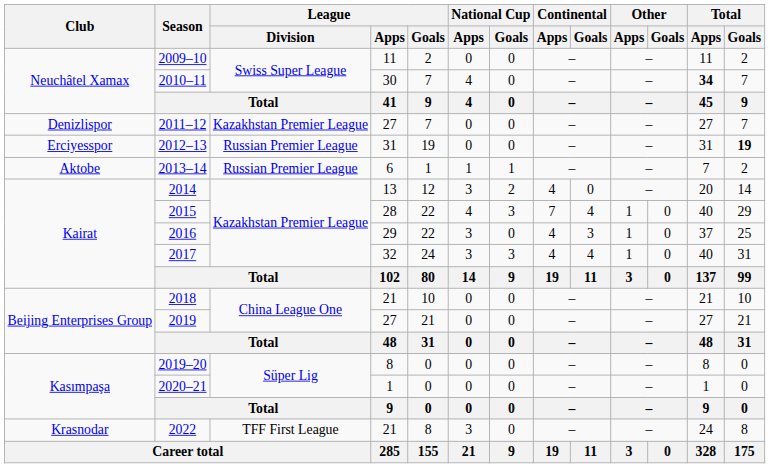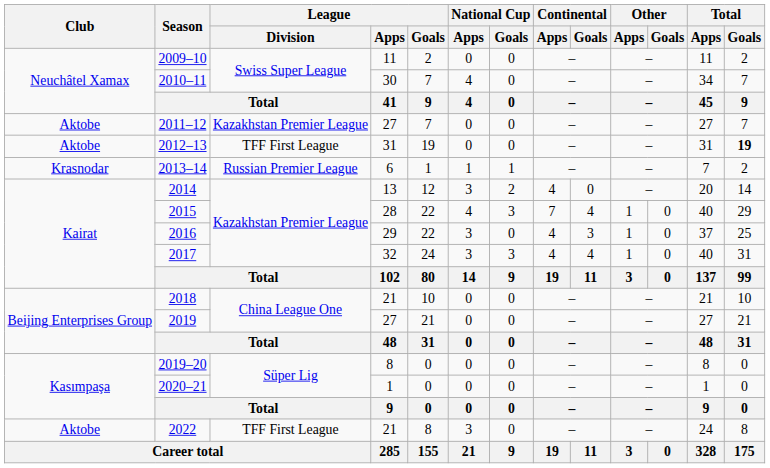(706, 80) bold -> (706, 80) normal
(80, 124) Denizlispor -> (80, 124) Aktobe
(80, 146) Erciyesspor -> (80, 146) Aktobe
(290, 146) Russian Premier League -> (290, 146) TFF First League
(80, 168) Aktobe -> (80, 168) Krasnodar
(80, 430) Krasnodar -> (80, 430) Aktobe
